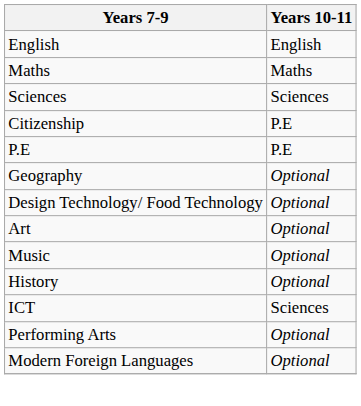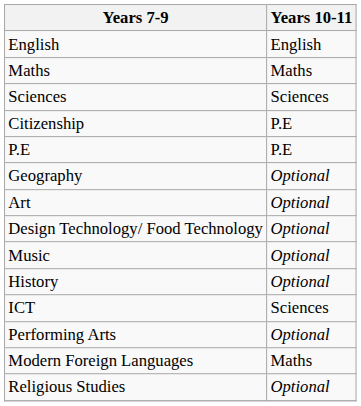rows swapped: (136, 202) <-> (19, 228)
(300, 360) Optional -> (291, 360) Maths
+ row: (67, 387)
